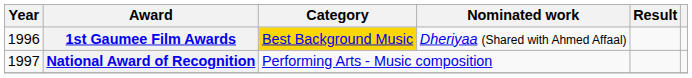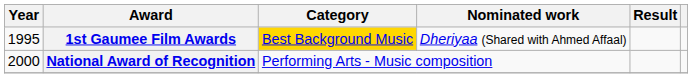(24, 38) 1996 -> (24, 38) 1995
(24, 61) 1997 -> (24, 61) 2000
